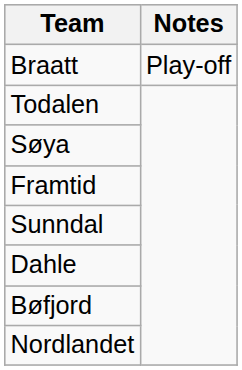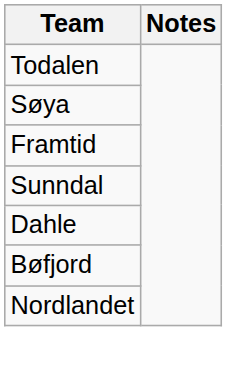- row: (44, 64)
